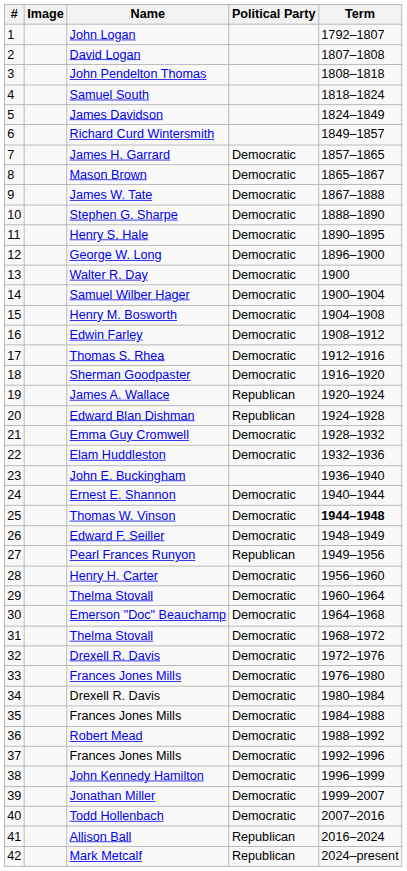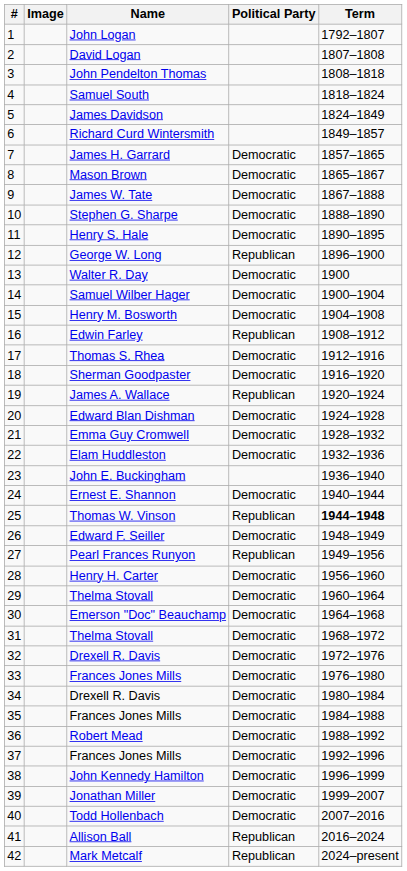(264, 255) Democratic -> (264, 255) Republican
(264, 335) Democratic -> (264, 335) Republican
(264, 415) Republican -> (264, 415) Democratic
(264, 515) Democratic -> (264, 515) Republican
